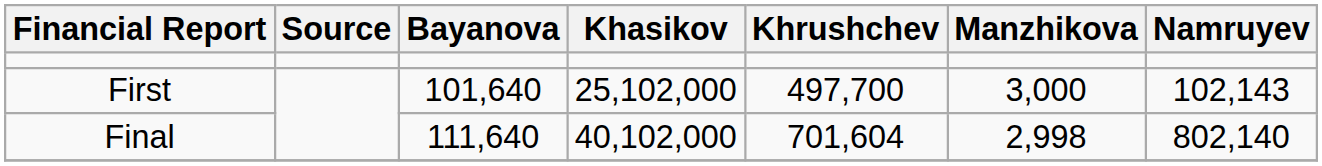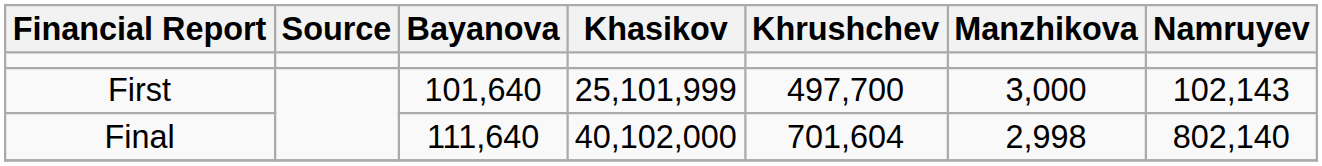(656, 91) 25,102,000 -> (656, 91) 25,101,999
